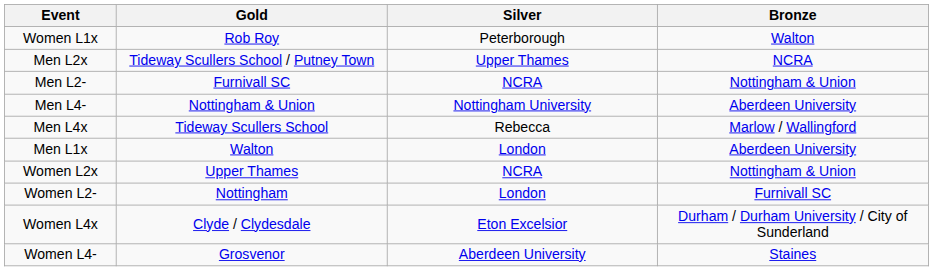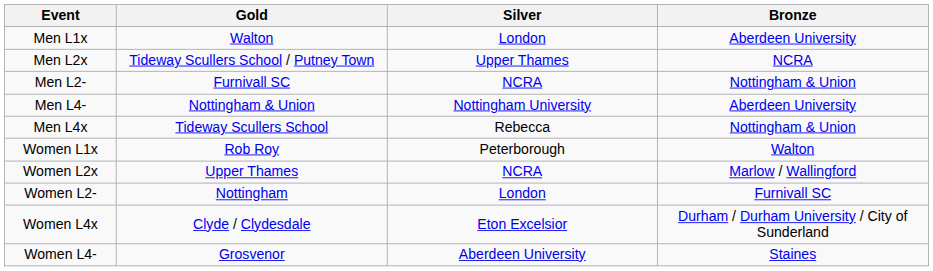rows swapped: (60, 149) <-> (60, 37)
(793, 127) Marlow / Wallingford -> (793, 127) Nottingham & Union
(793, 171) Nottingham & Union -> (793, 171) Marlow / Wallingford
